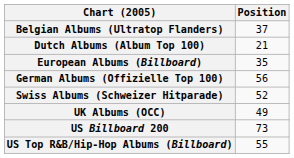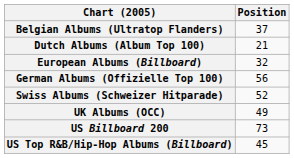(262, 62) 35 -> (262, 62) 32
(262, 145) 55 -> (262, 145) 45
